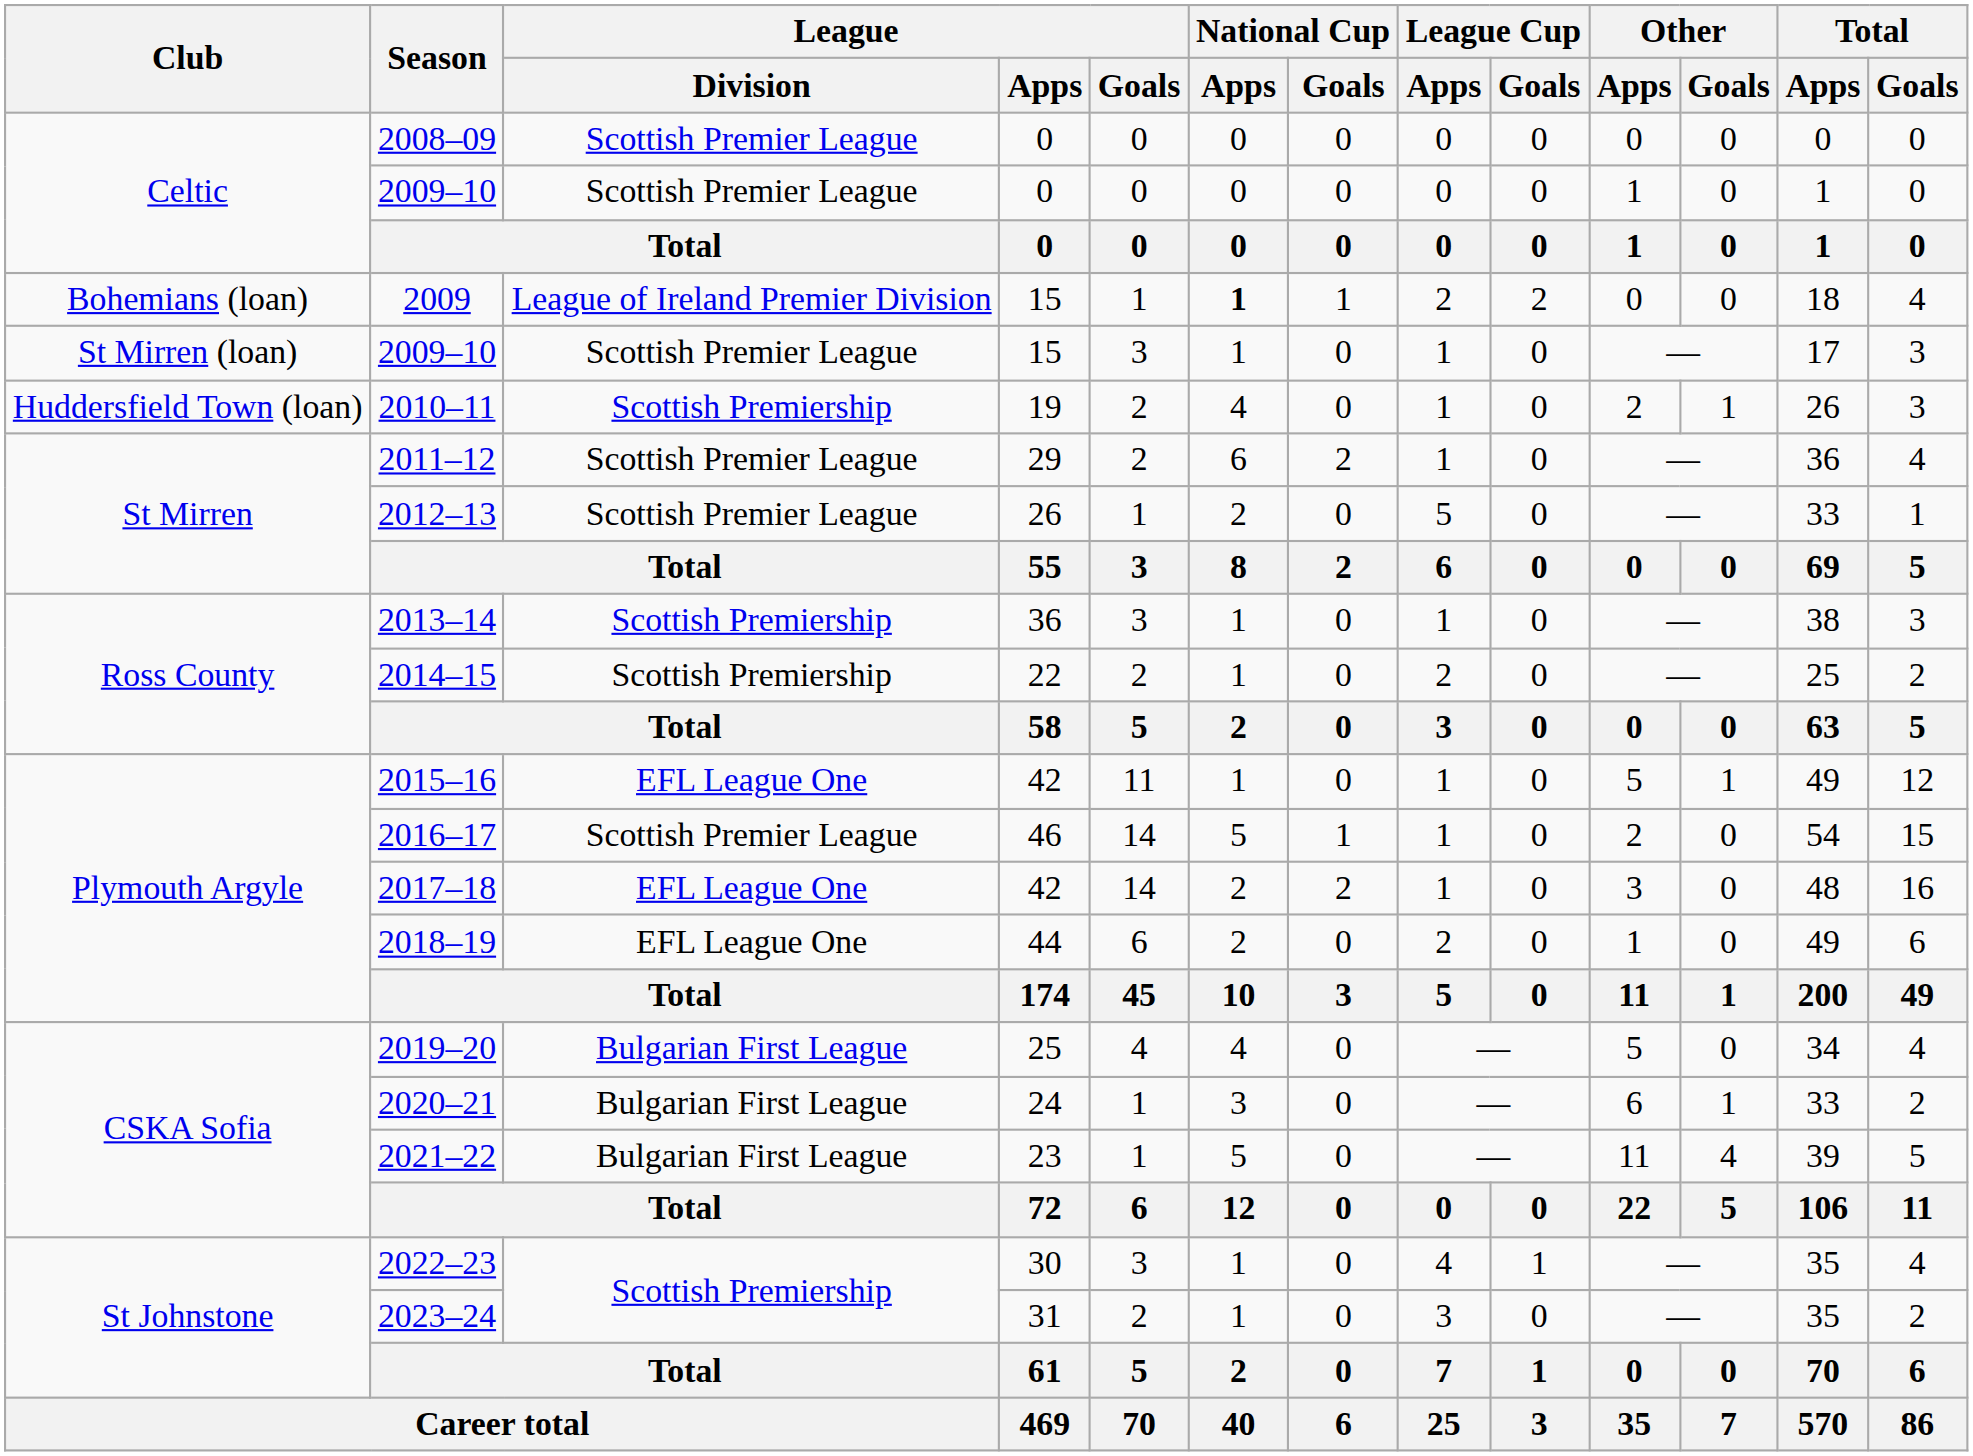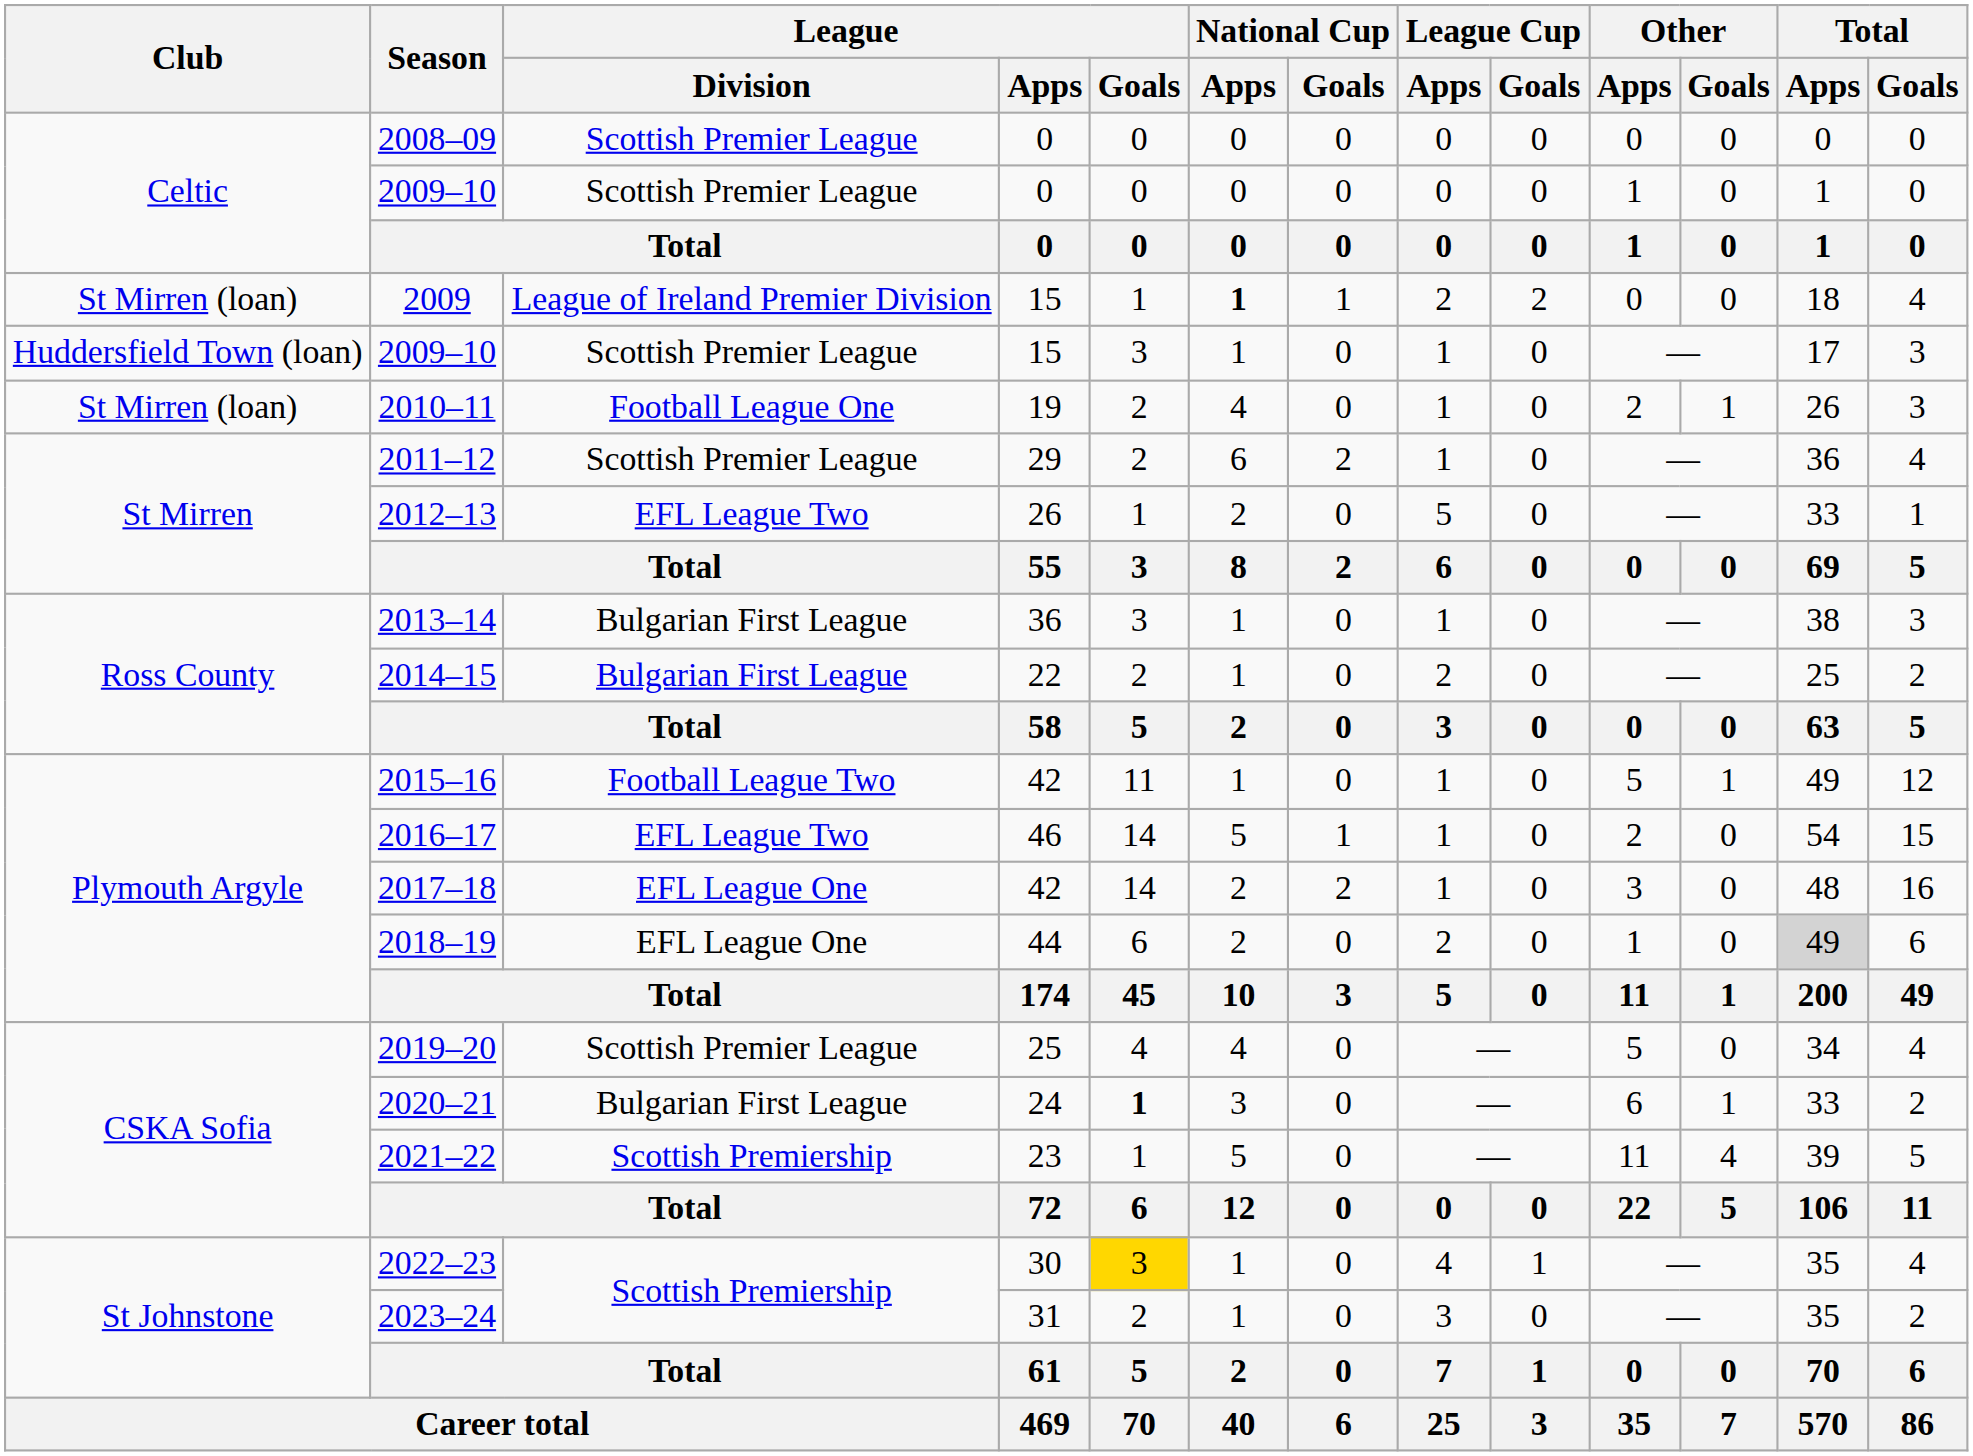(188, 298) Bohemians (loan) -> (188, 298) St Mirren (loan)
(188, 352) St Mirren (loan) -> (188, 352) Huddersfield Town (loan)
(188, 406) Huddersfield Town (loan) -> (188, 406) St Mirren (loan)
(752, 406) Scottish Premiership -> (752, 406) Football League One
(752, 513) Scottish Premier League -> (752, 513) EFL League Two
(752, 620) Scottish Premiership -> (752, 620) Bulgarian First League
(752, 673) Scottish Premiership -> (752, 673) Bulgarian First League
(752, 780) EFL League One -> (752, 780) Football League Two
(752, 834) Scottish Premier League -> (752, 834) EFL League Two
(1823, 941) no background -> (1823, 941) lightgrey background
(752, 1048) Bulgarian First League -> (752, 1048) Scottish Premier League
(1139, 1102) normal -> (1139, 1102) bold
(752, 1155) Bulgarian First League -> (752, 1155) Scottish Premiership
(1139, 1262) no background -> (1139, 1262) gold background
